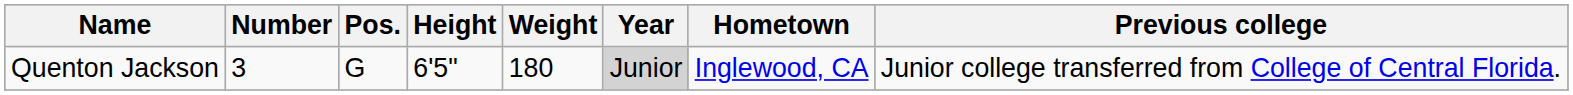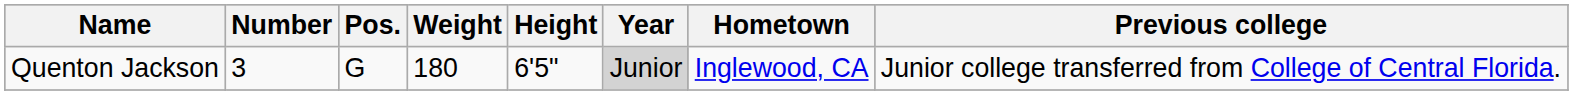columns swapped: (455, 25) <-> (553, 25)
